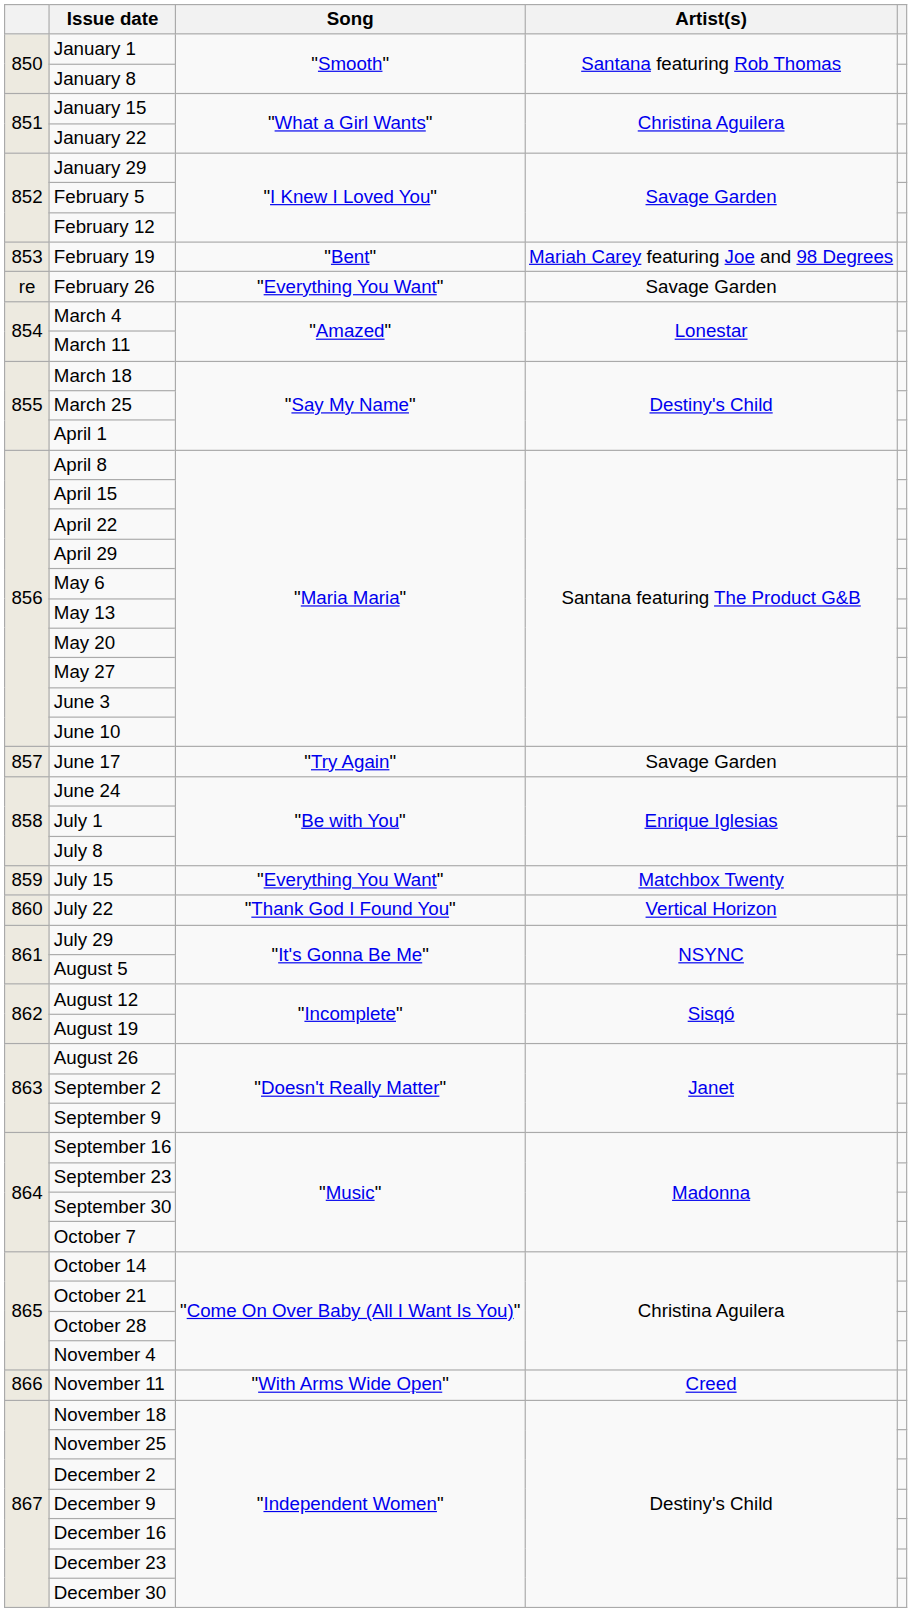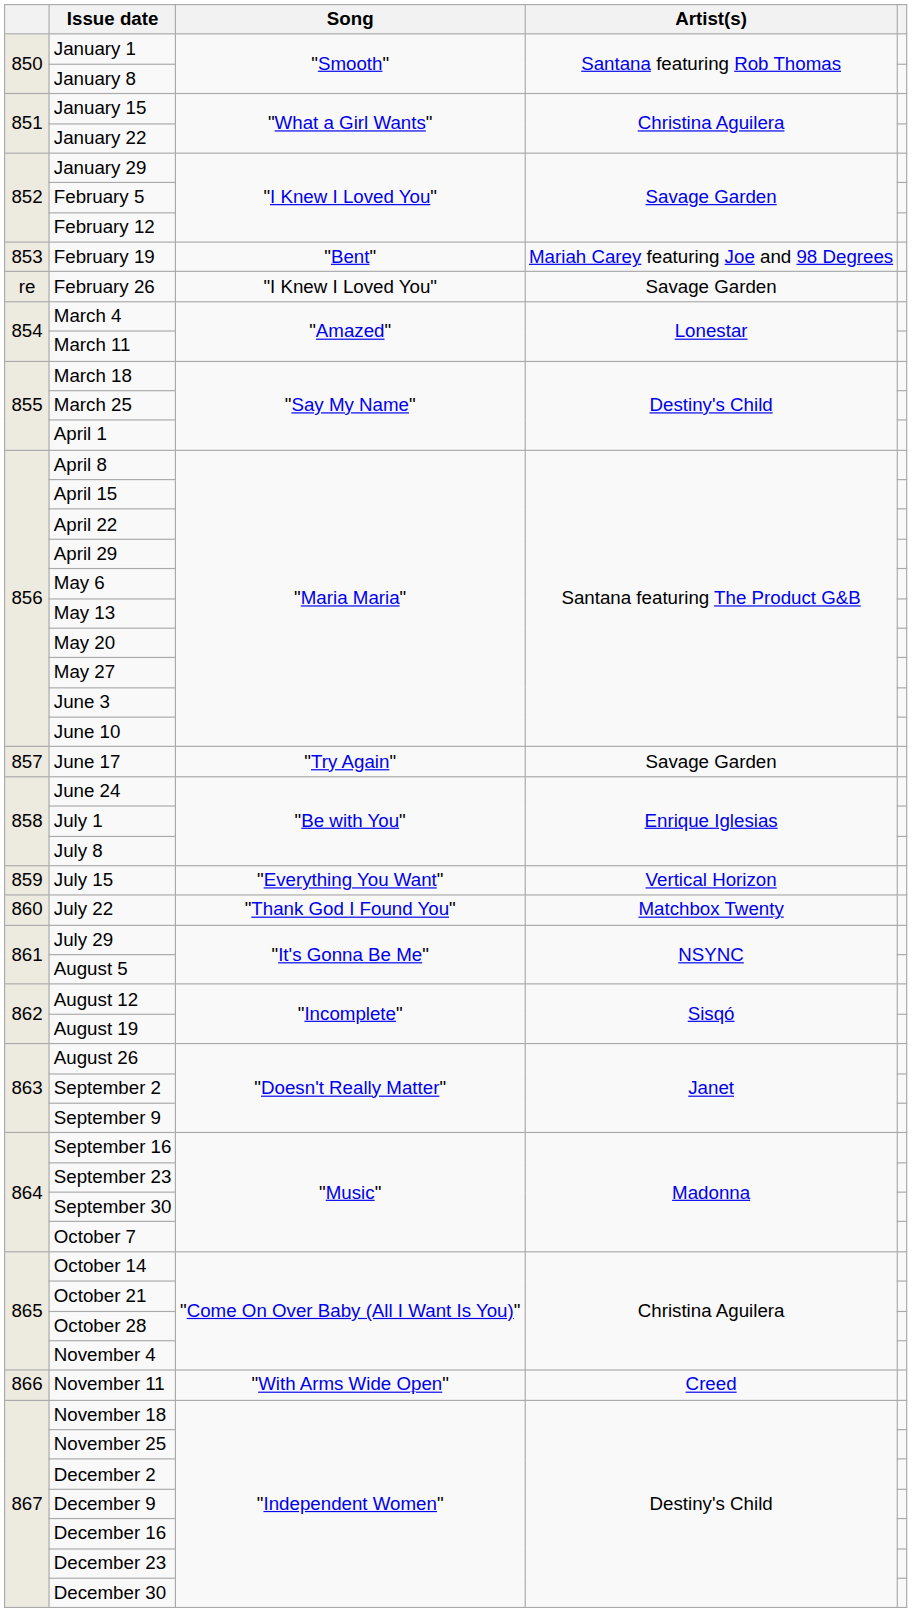(350, 286) "Everything You Want" -> (350, 286) "I Knew I Loved You"
(711, 880) Matchbox Twenty -> (711, 880) Vertical Horizon
(711, 910) Vertical Horizon -> (711, 910) Matchbox Twenty
